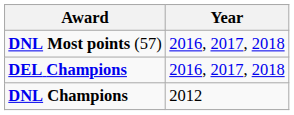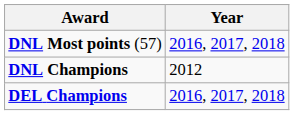rows swapped: (68, 95) <-> (68, 69)
